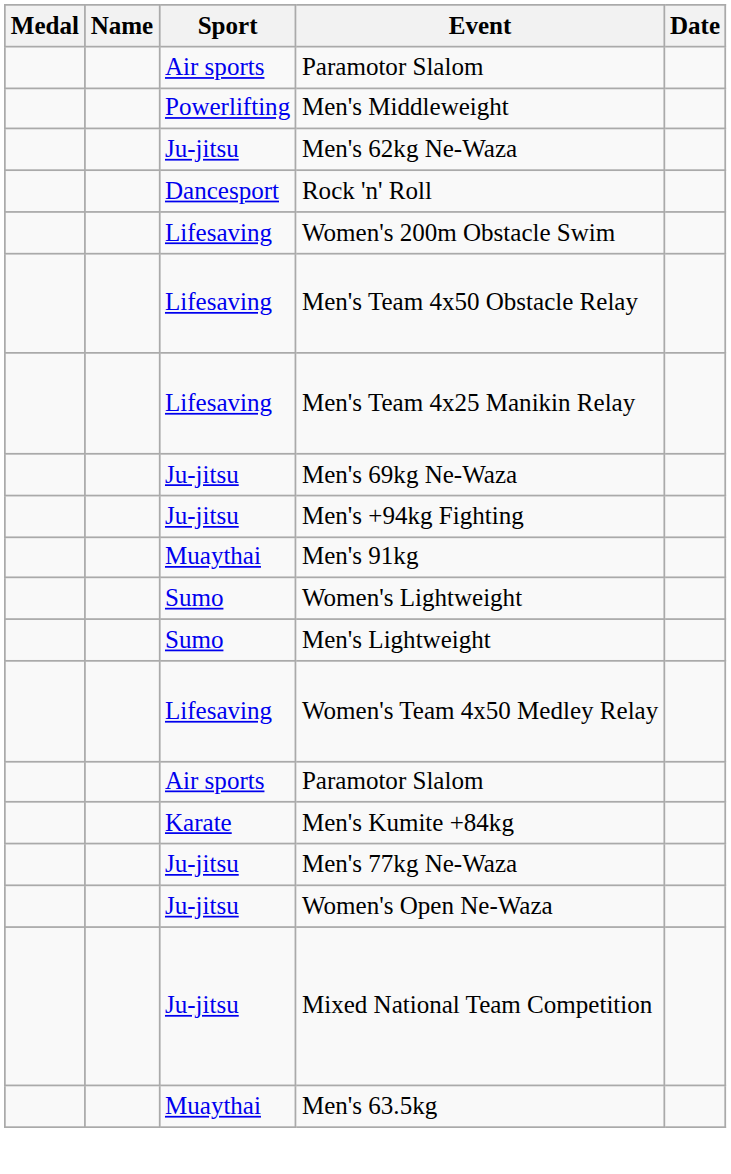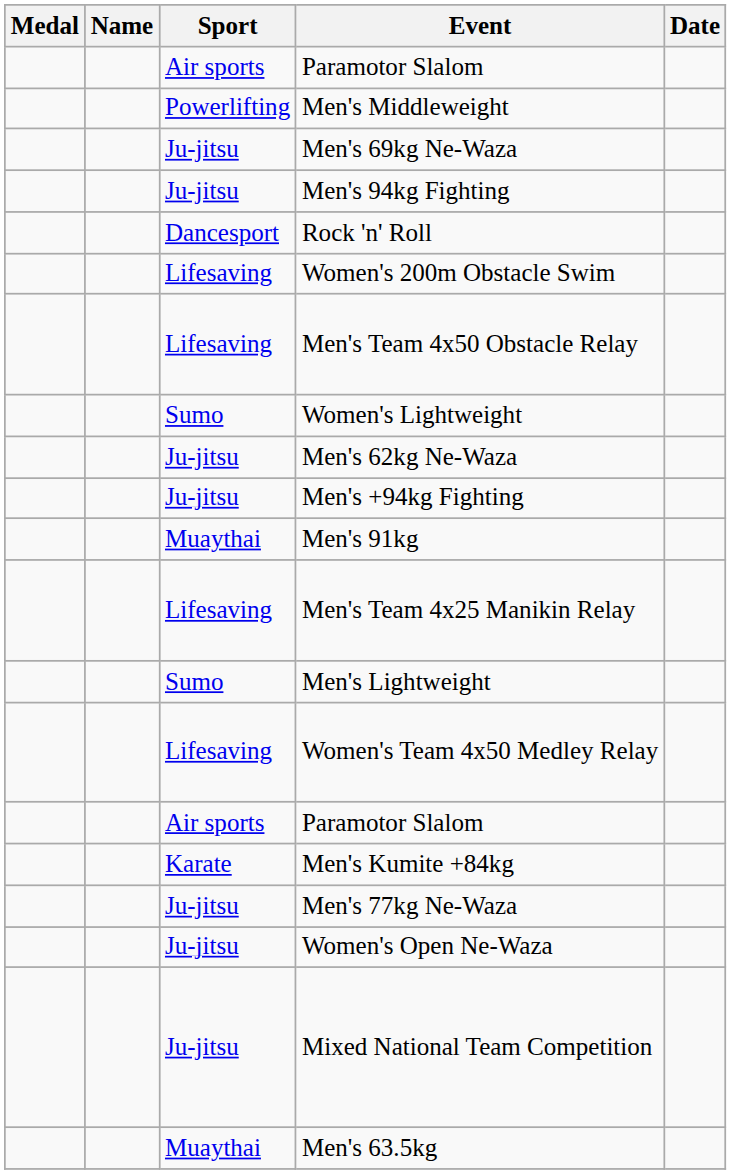rows swapped: (202, 149) <-> (202, 474)
+ row: (202, 190)
rows swapped: (219, 403) <-> (194, 598)
